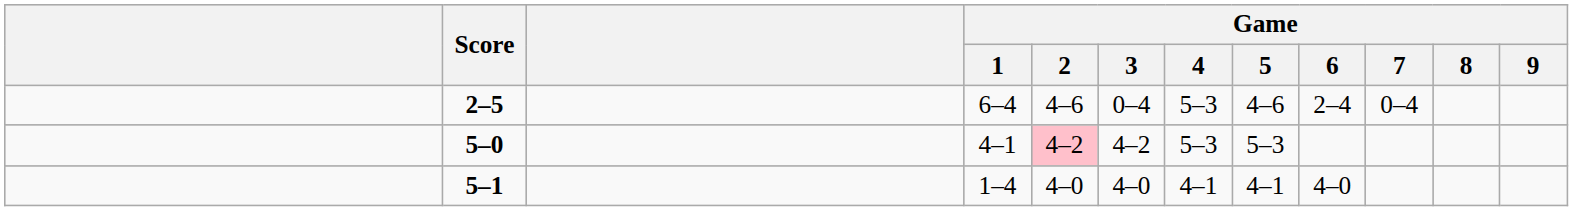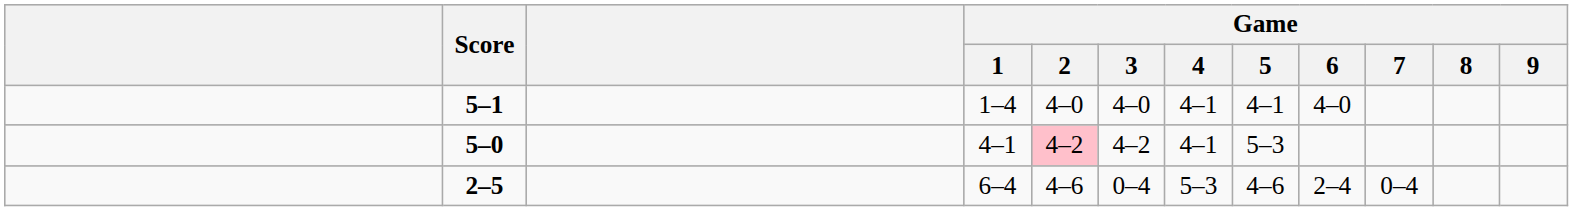rows swapped: (484, 104) <-> (484, 184)
(1198, 144) 5–3 -> (1198, 144) 4–1
